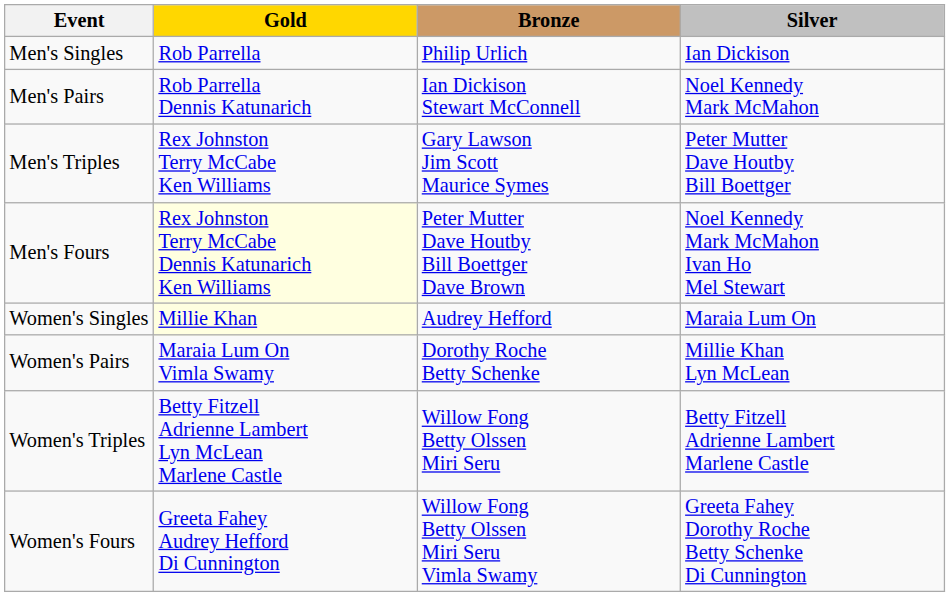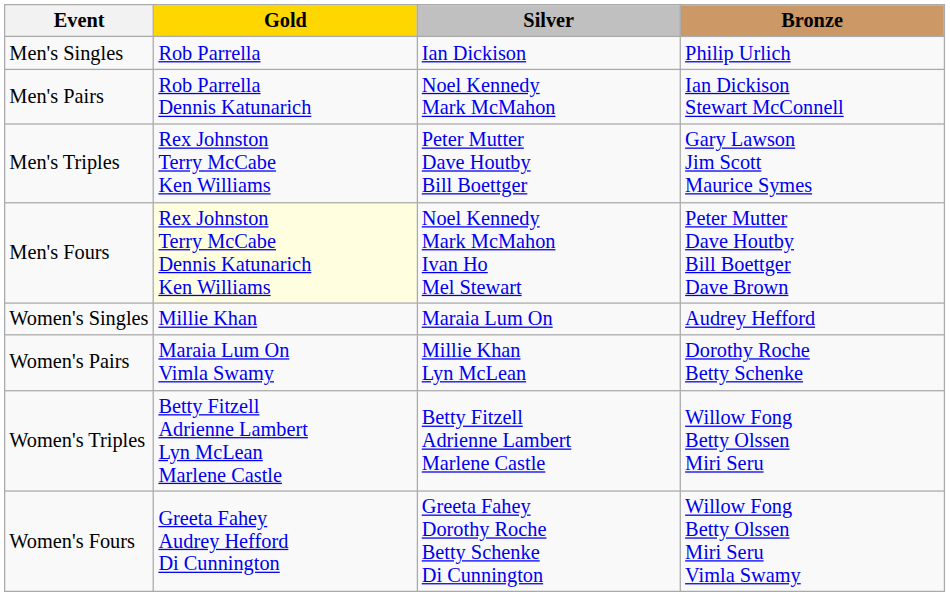columns swapped: (812, 20) <-> (549, 20)
(208, 318) lightyellow background -> (208, 318) no background
